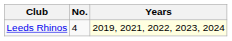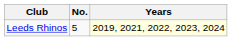(75, 28) 4 -> (75, 28) 5
